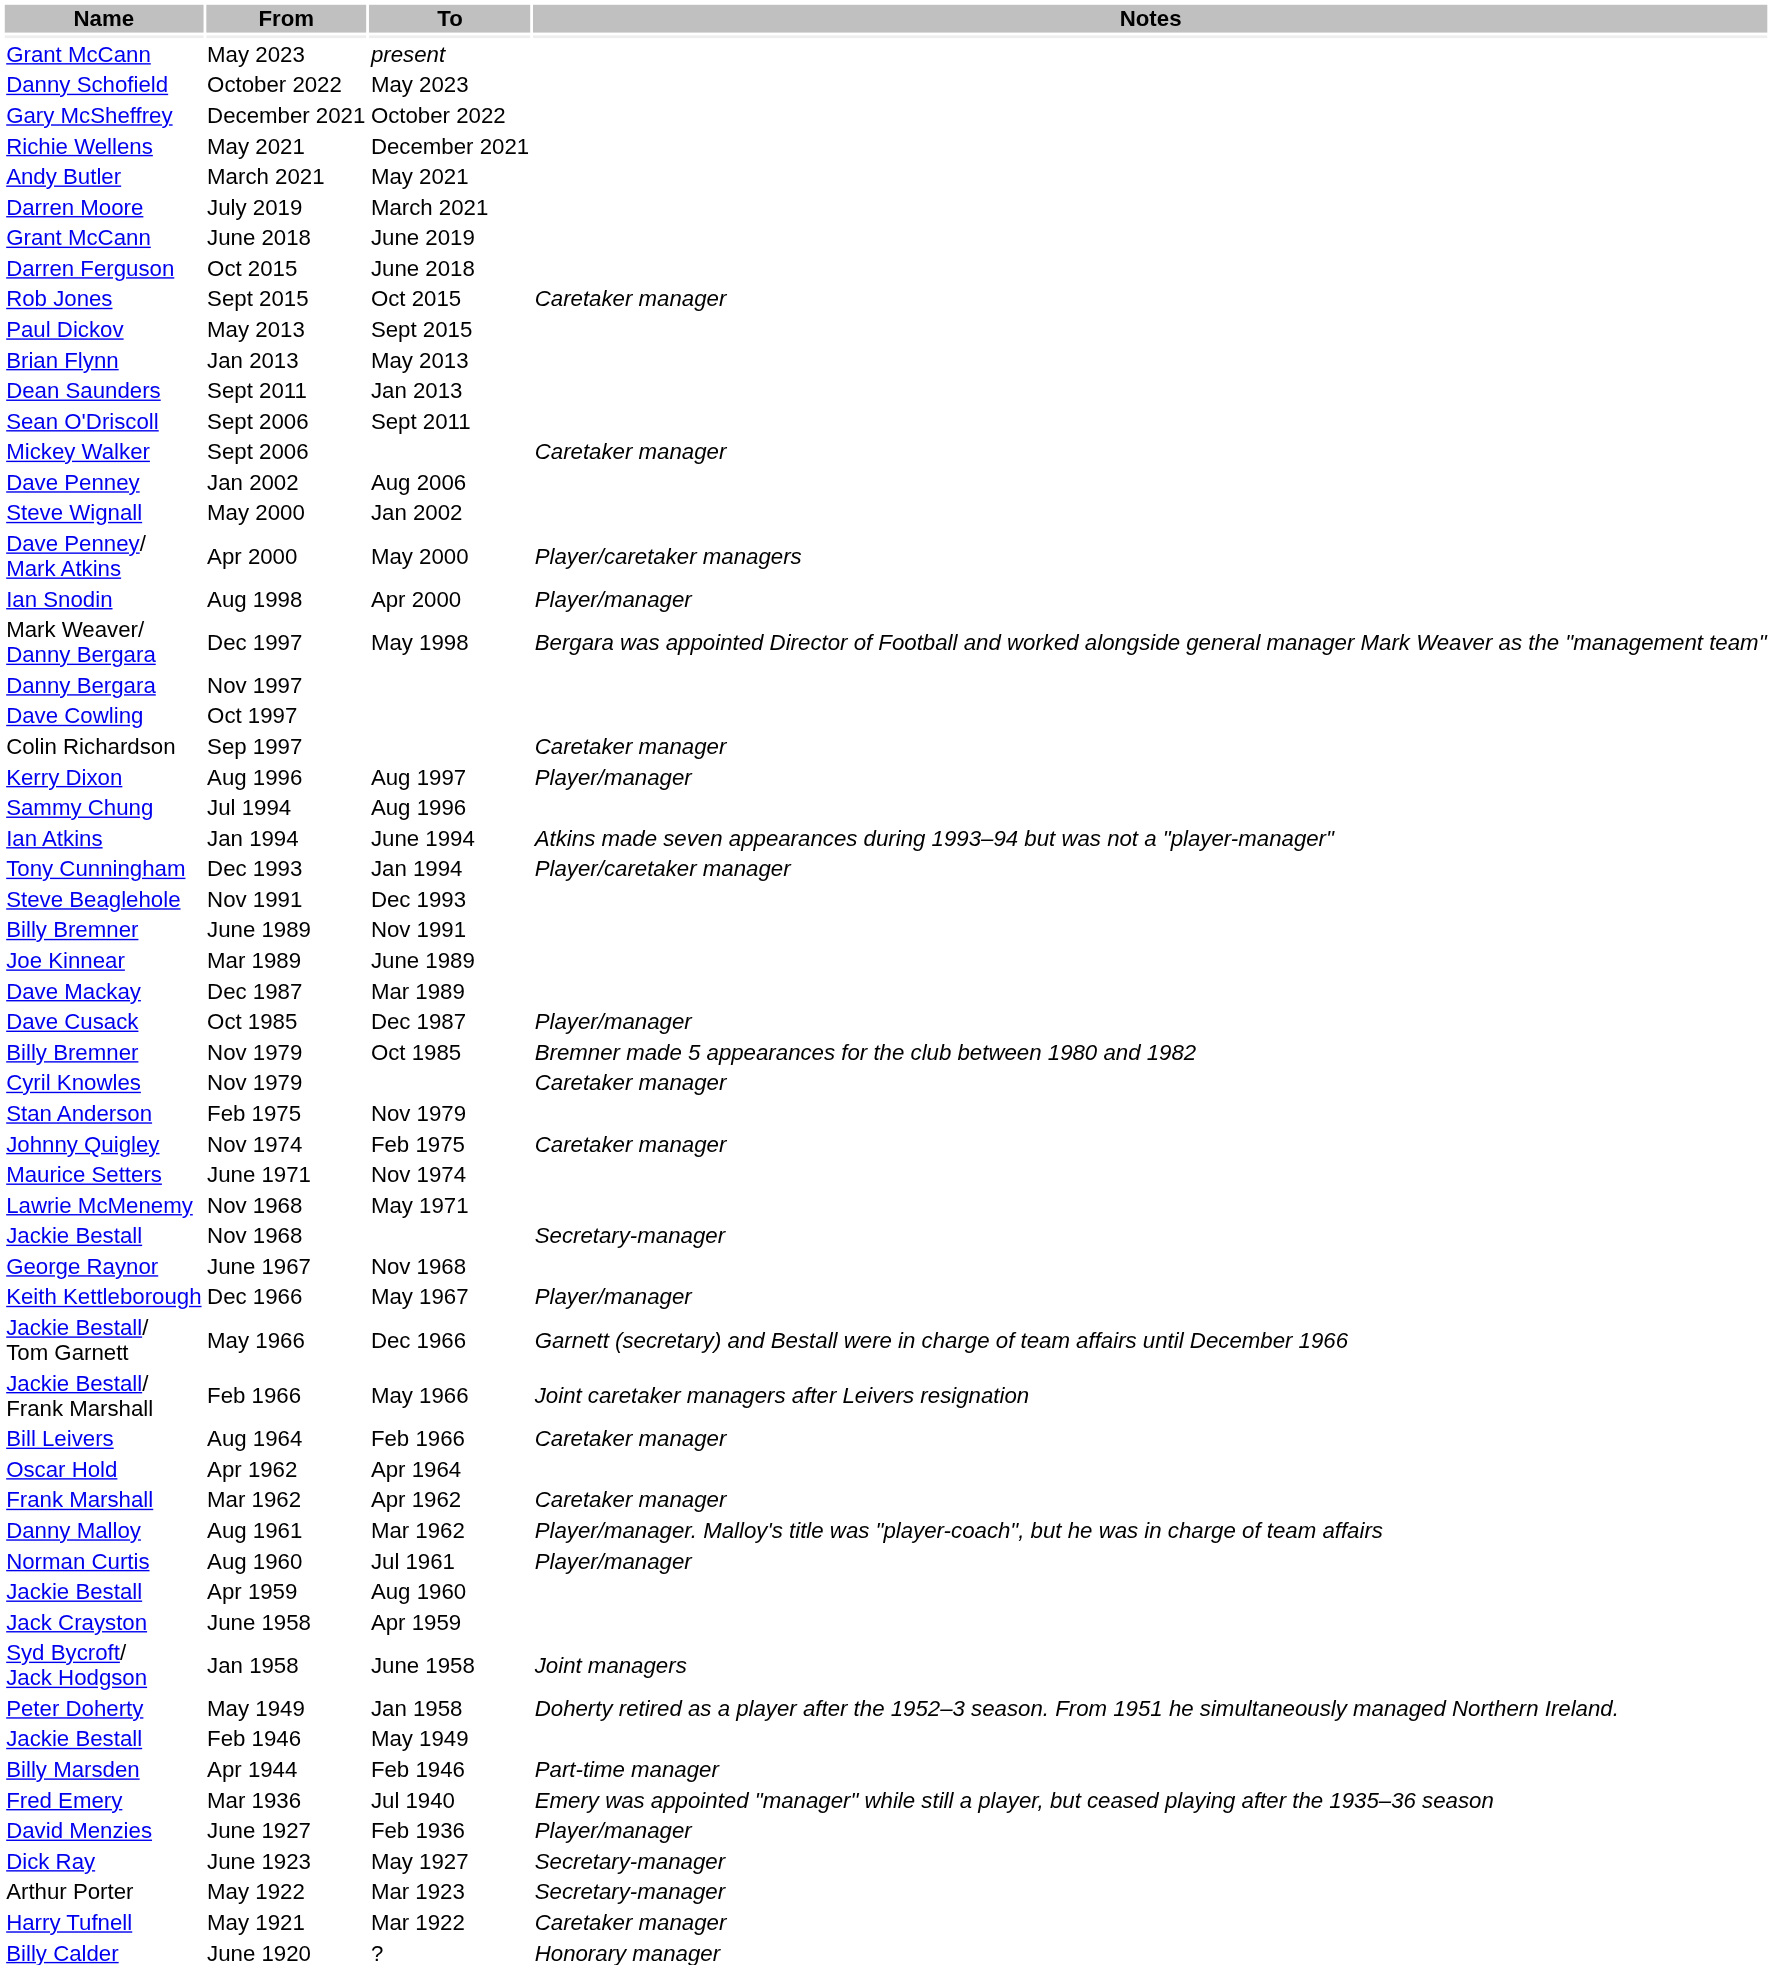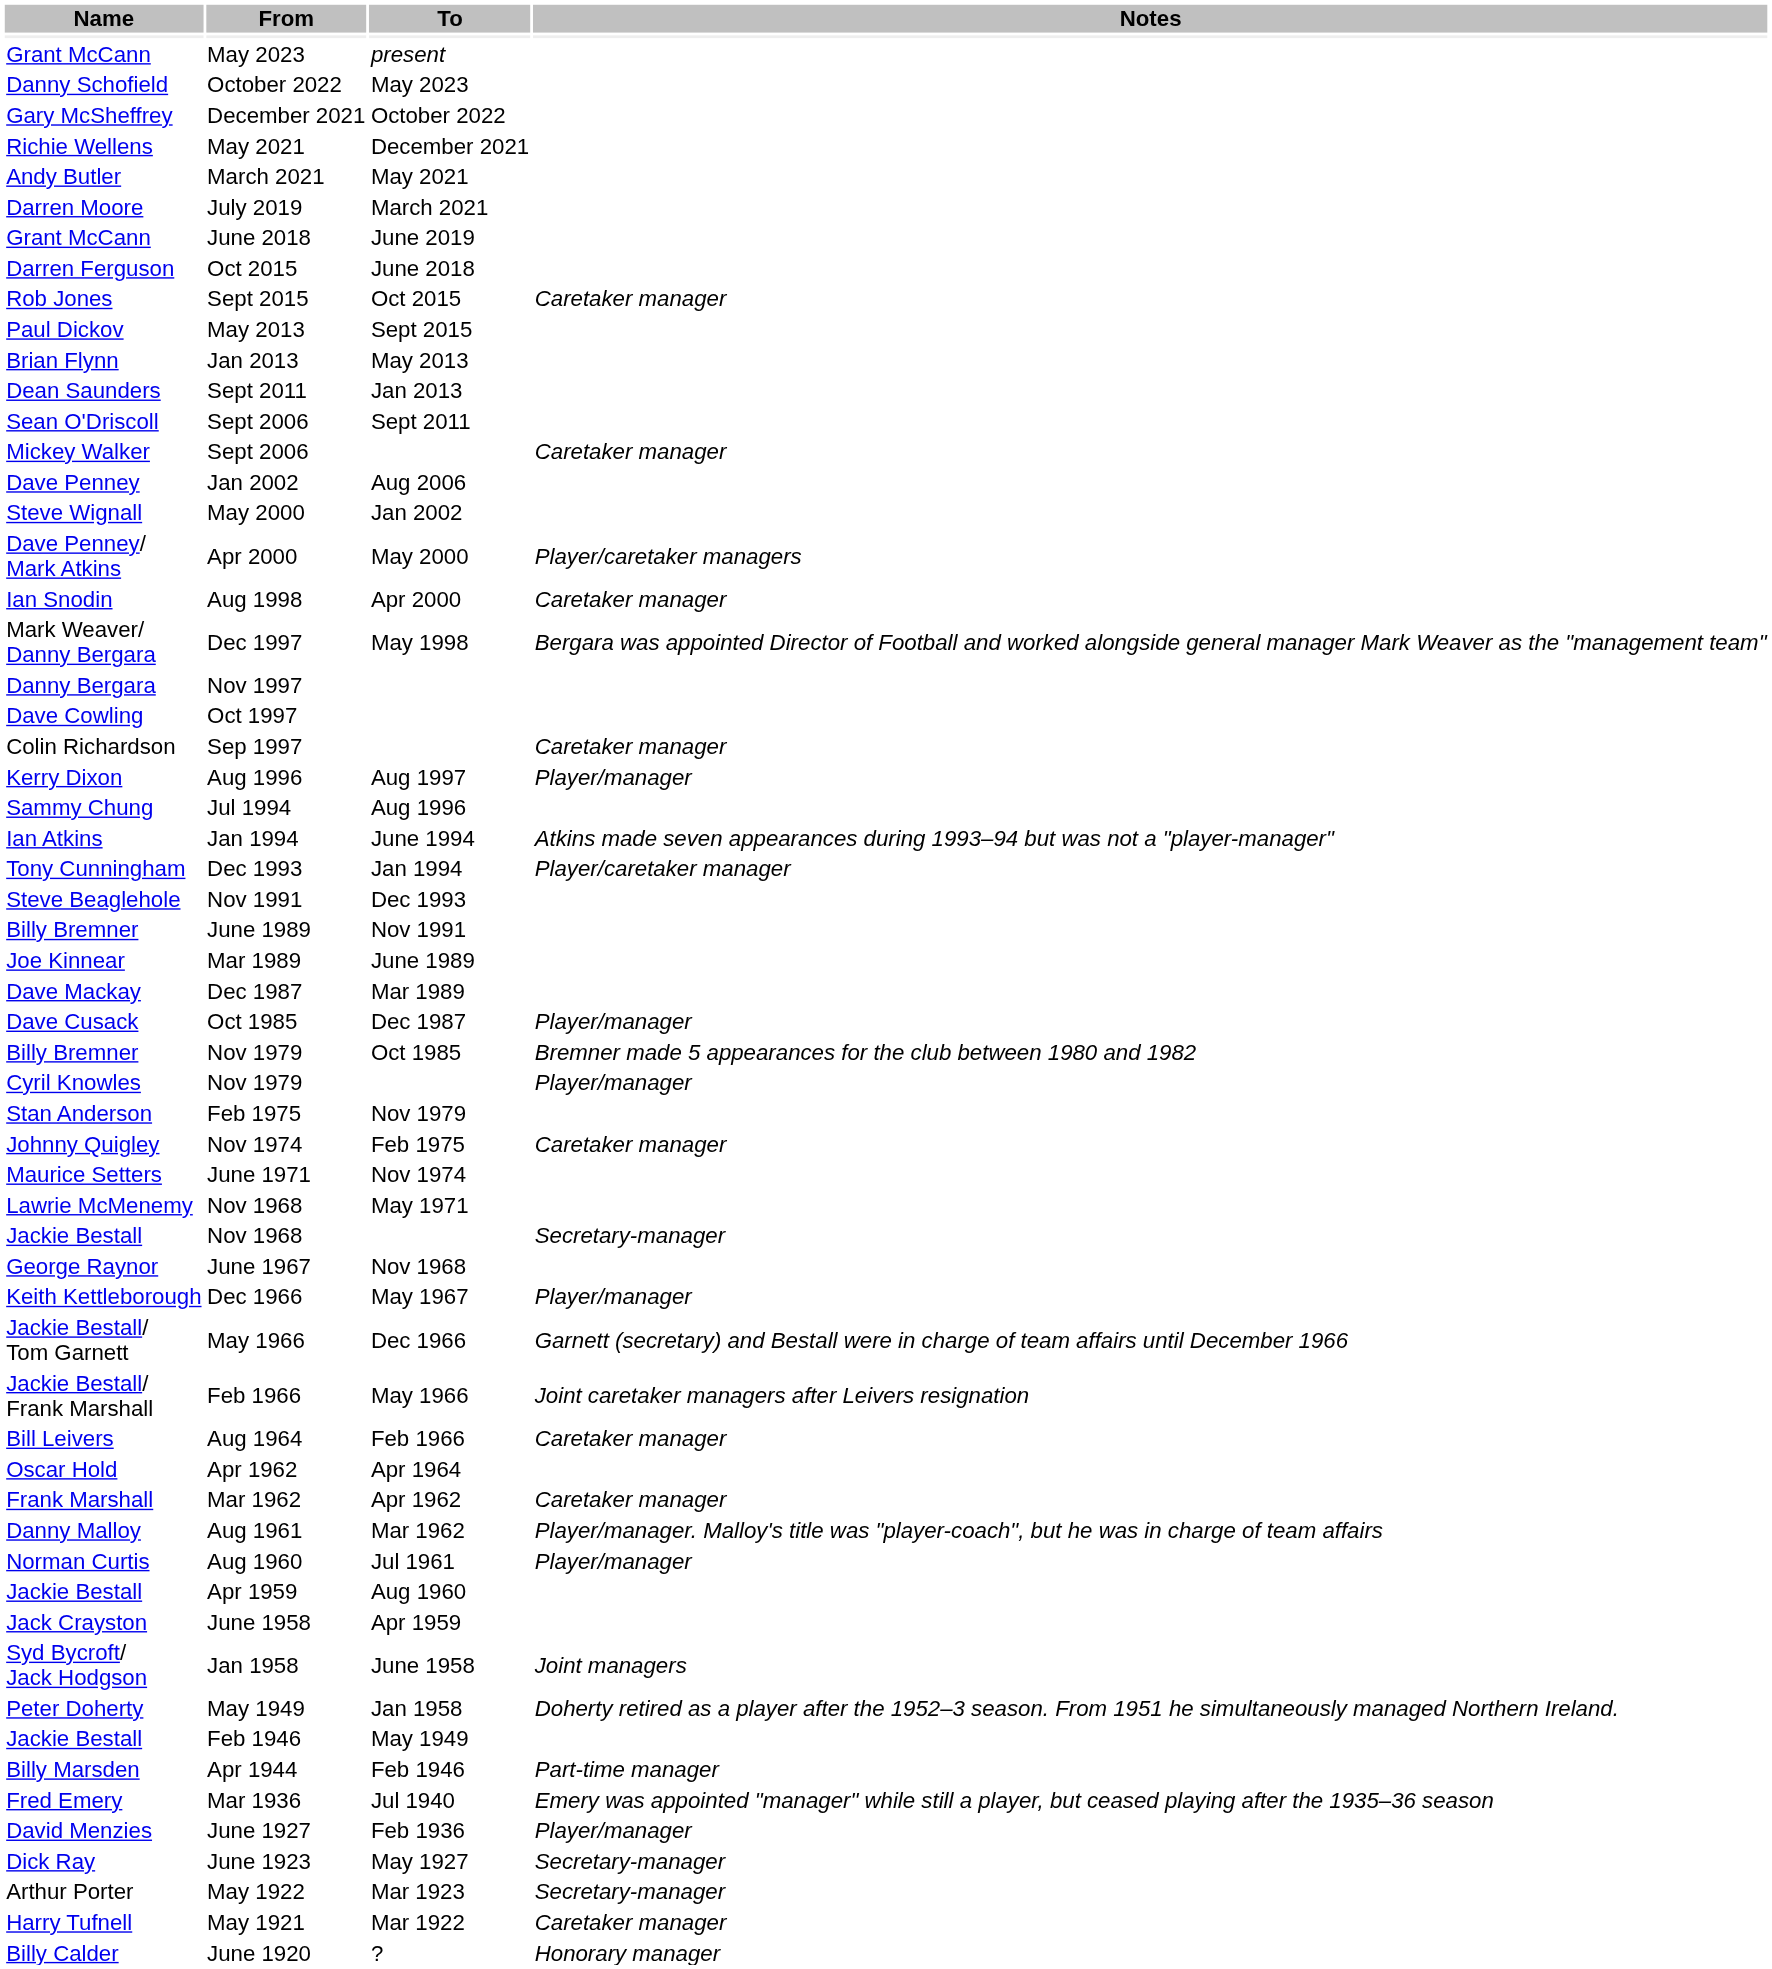(613, 599) Player/manager -> (630, 599) Caretaker manager
(630, 1083) Caretaker manager -> (613, 1083) Player/manager
